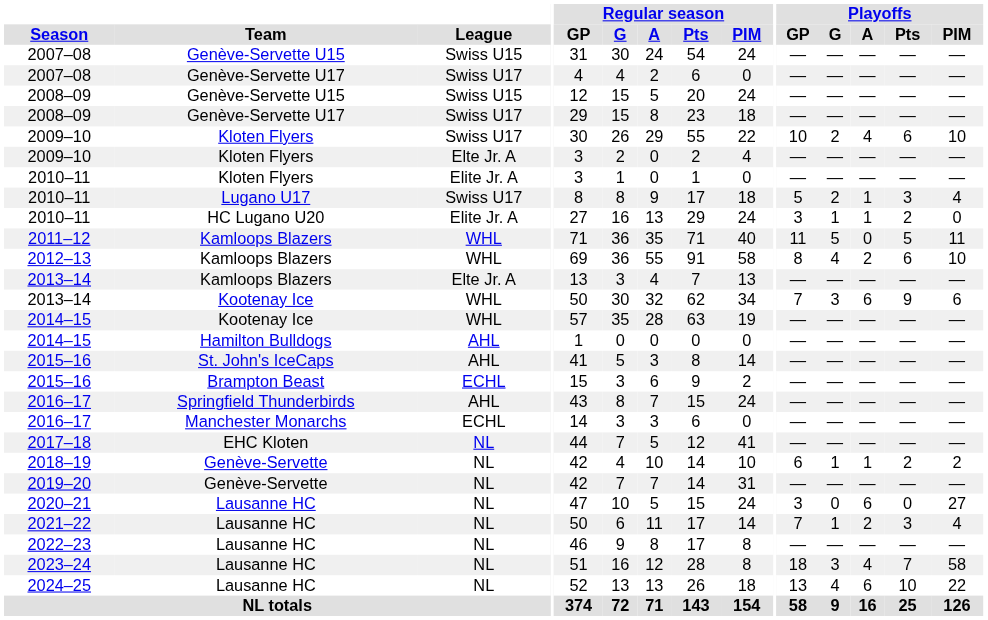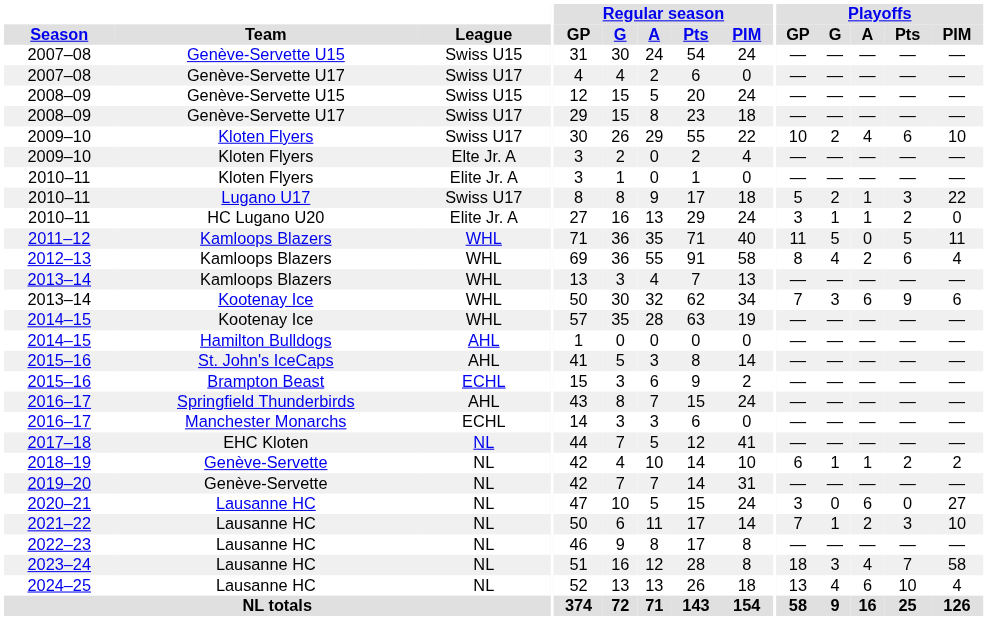(957, 197) 4 -> (957, 197) 22
(957, 258) 10 -> (957, 258) 4
(484, 279) Elte Jr. A -> (484, 279) WHL
(957, 524) 4 -> (957, 524) 10
(957, 585) 22 -> (957, 585) 4
